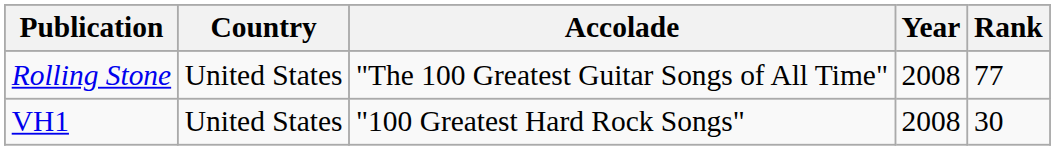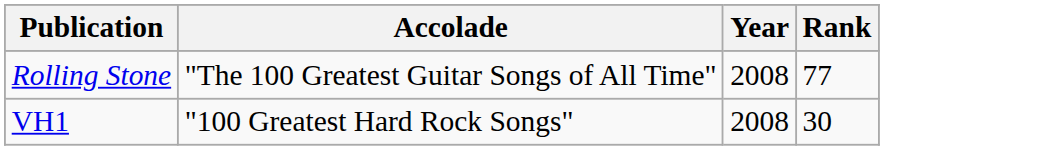- column: (264, 27)
